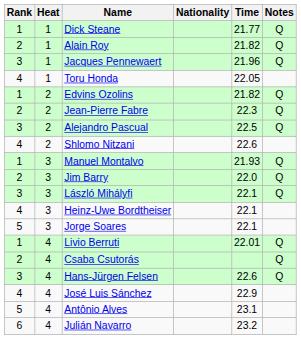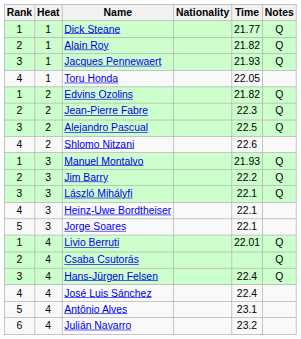(247, 62) 21.96 -> (247, 62) 21.93
(247, 177) 22.0 -> (247, 177) 22.2
(247, 276) 22.6 -> (247, 276) 22.4
(247, 293) 22.9 -> (247, 293) 22.4
